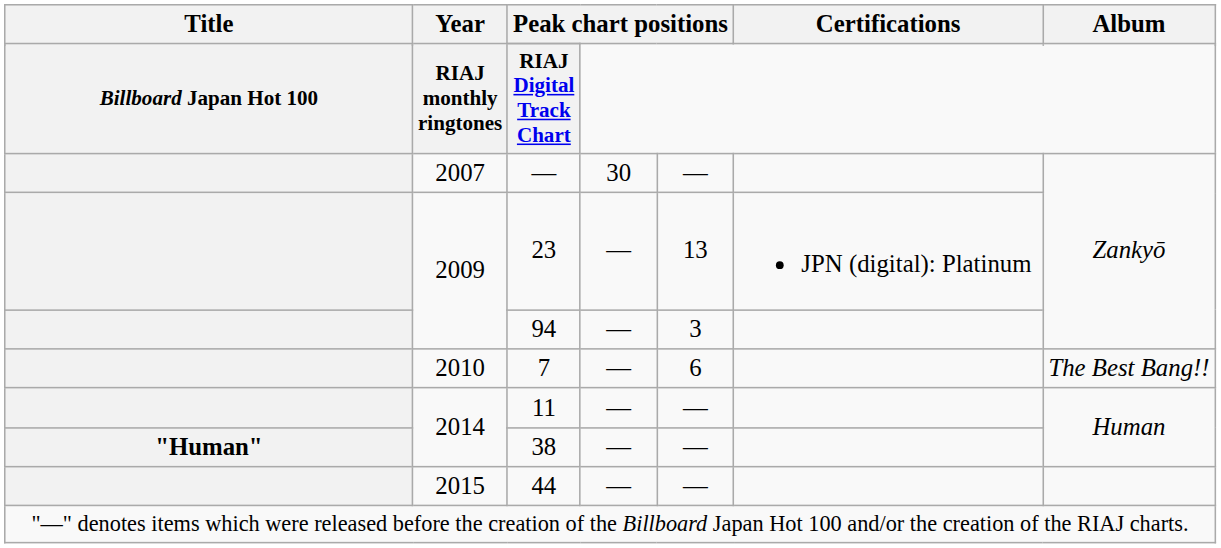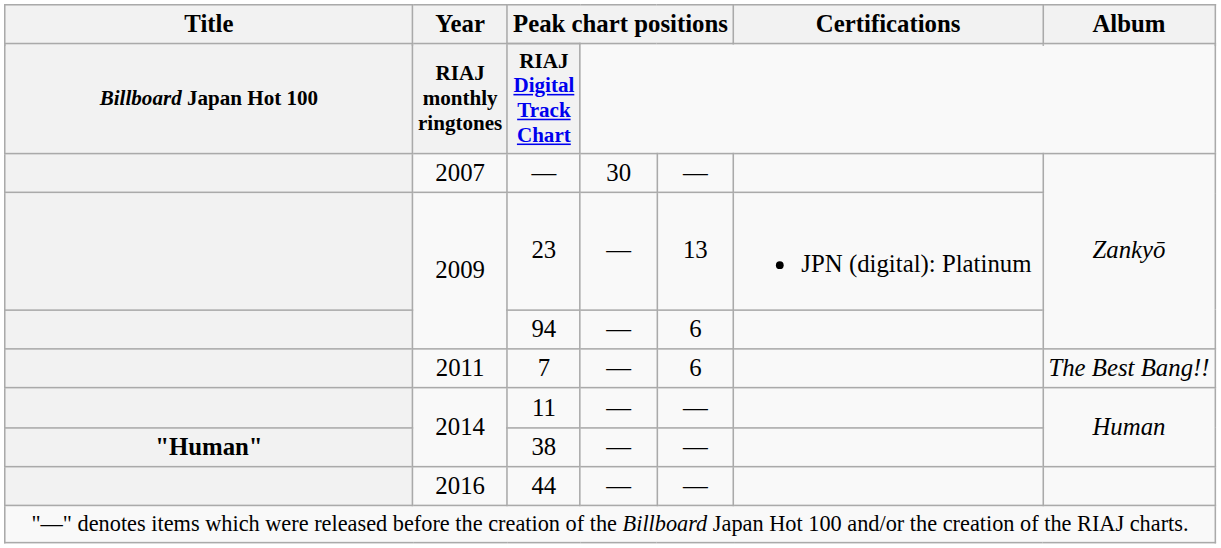(695, 328) 3 -> (695, 328) 6
(460, 368) 2010 -> (460, 368) 2011
(460, 486) 2015 -> (460, 486) 2016
